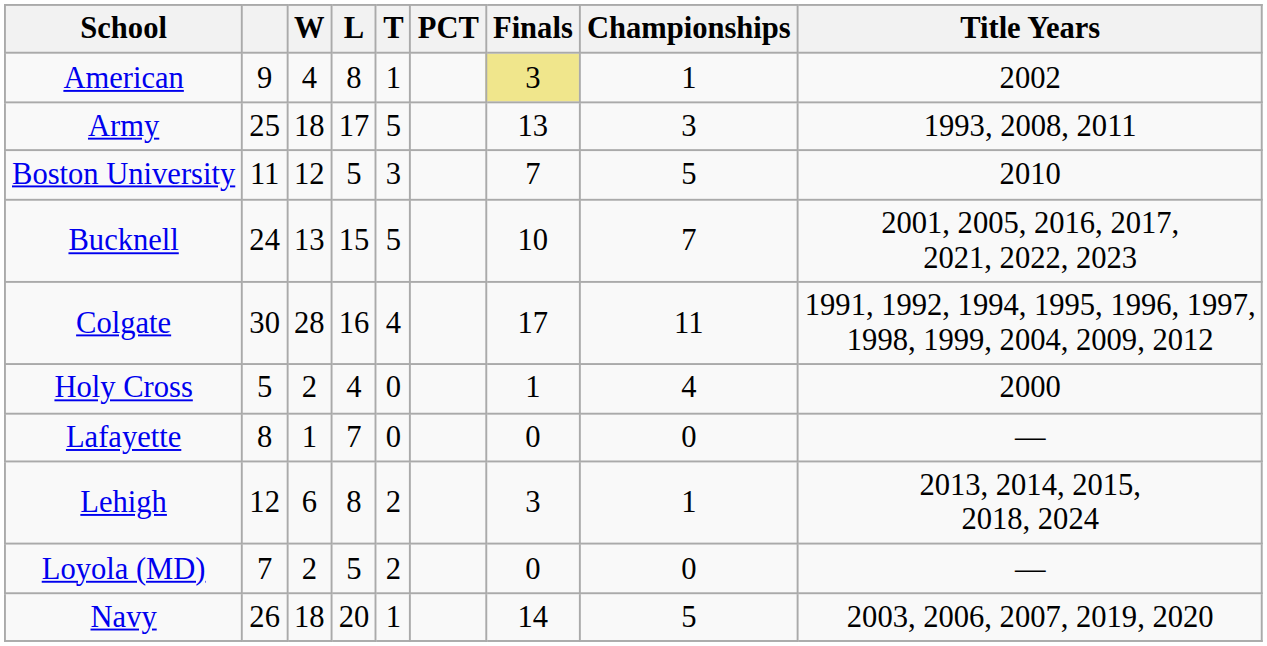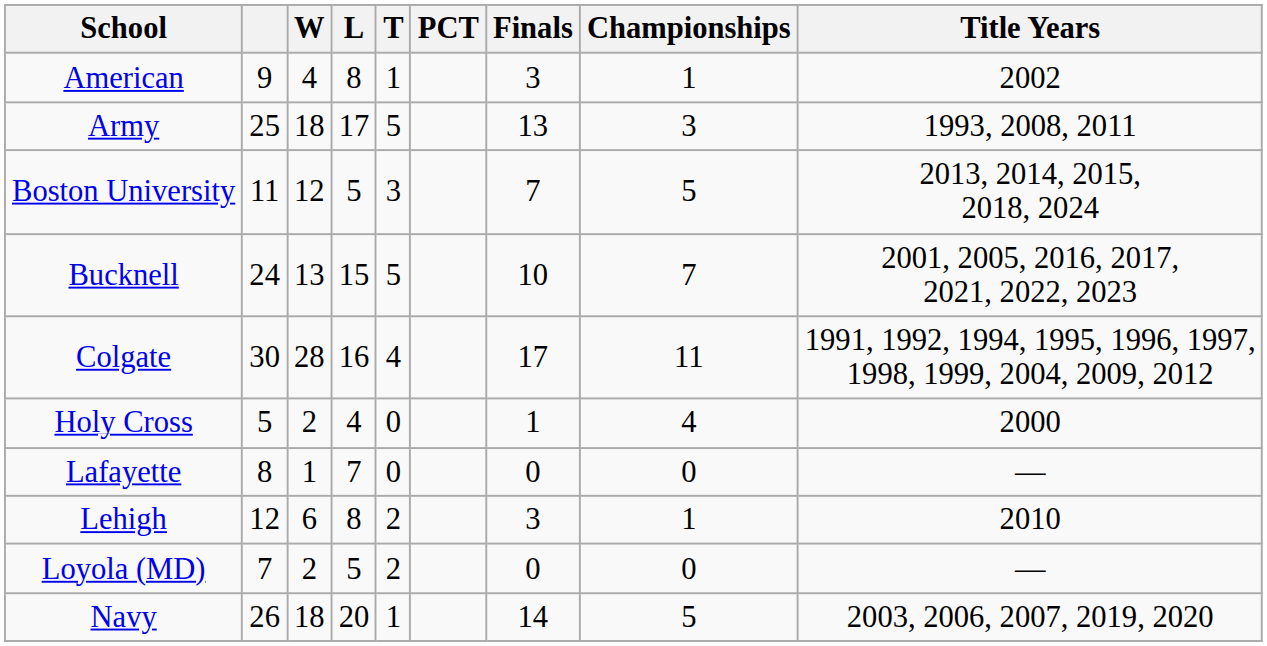(533, 77) khaki background -> (533, 77) no background
(1030, 174) 2010 -> (1030, 191) 2013, 2014, 2015, 2018, 2024
(1030, 502) 2013, 2014, 2015, 2018, 2024 -> (1030, 519) 2010
